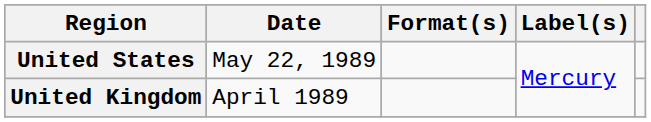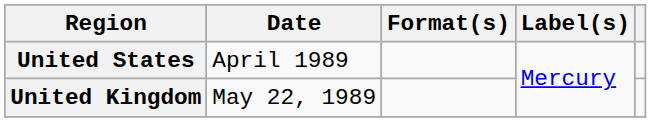(294, 60) May 22, 1989 -> (281, 60) April 1989
(281, 98) April 1989 -> (294, 98) May 22, 1989
